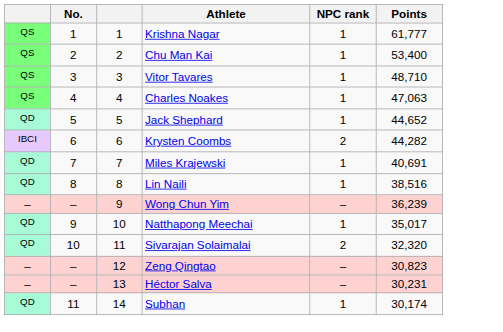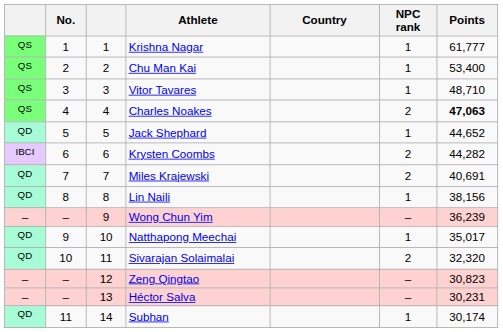+ column: (324, 20)
(343, 98) 1 -> (408, 111) 2
(409, 98) normal -> (467, 111) bold
(343, 163) 1 -> (408, 176) 2
(409, 184) 38,516 -> (467, 197) 38,156
